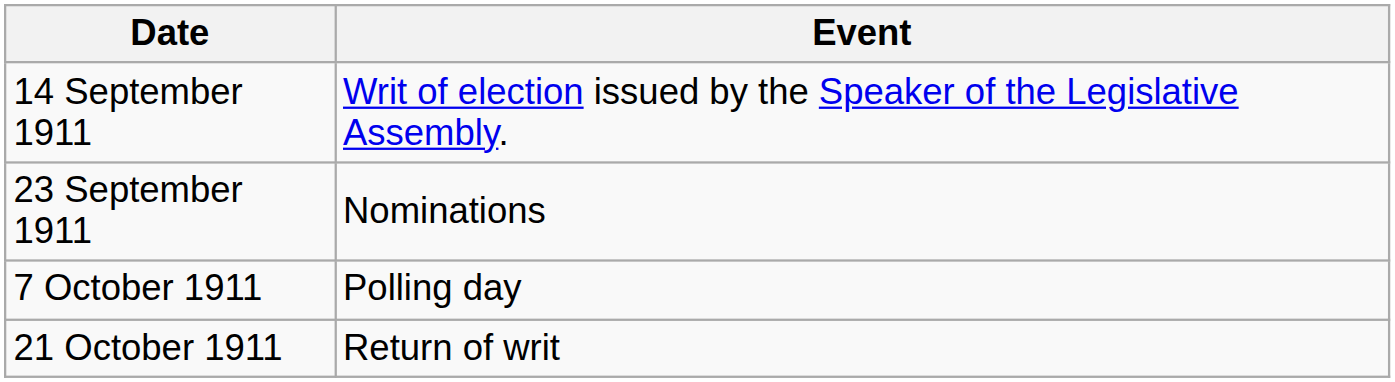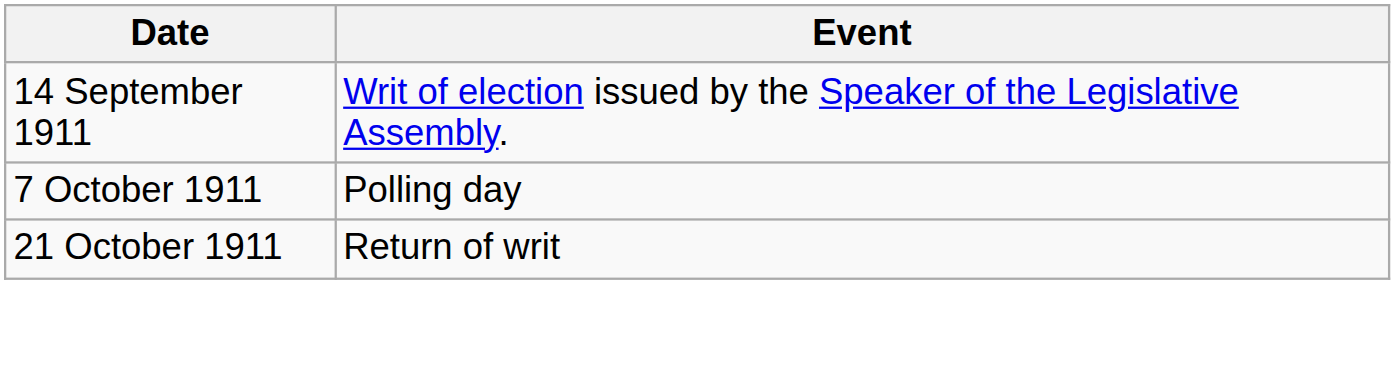- row: (128, 210)
